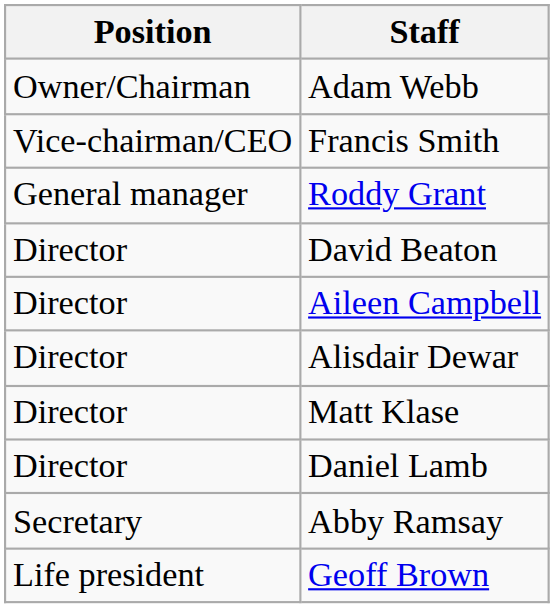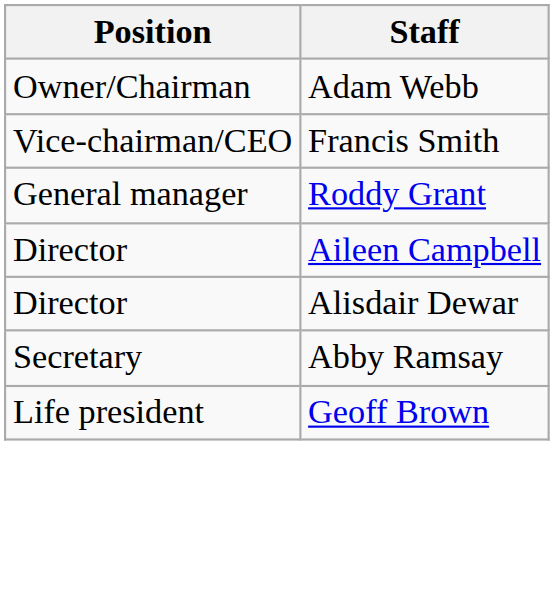- row: (403, 248)
- row: (384, 411)
- row: (398, 466)
